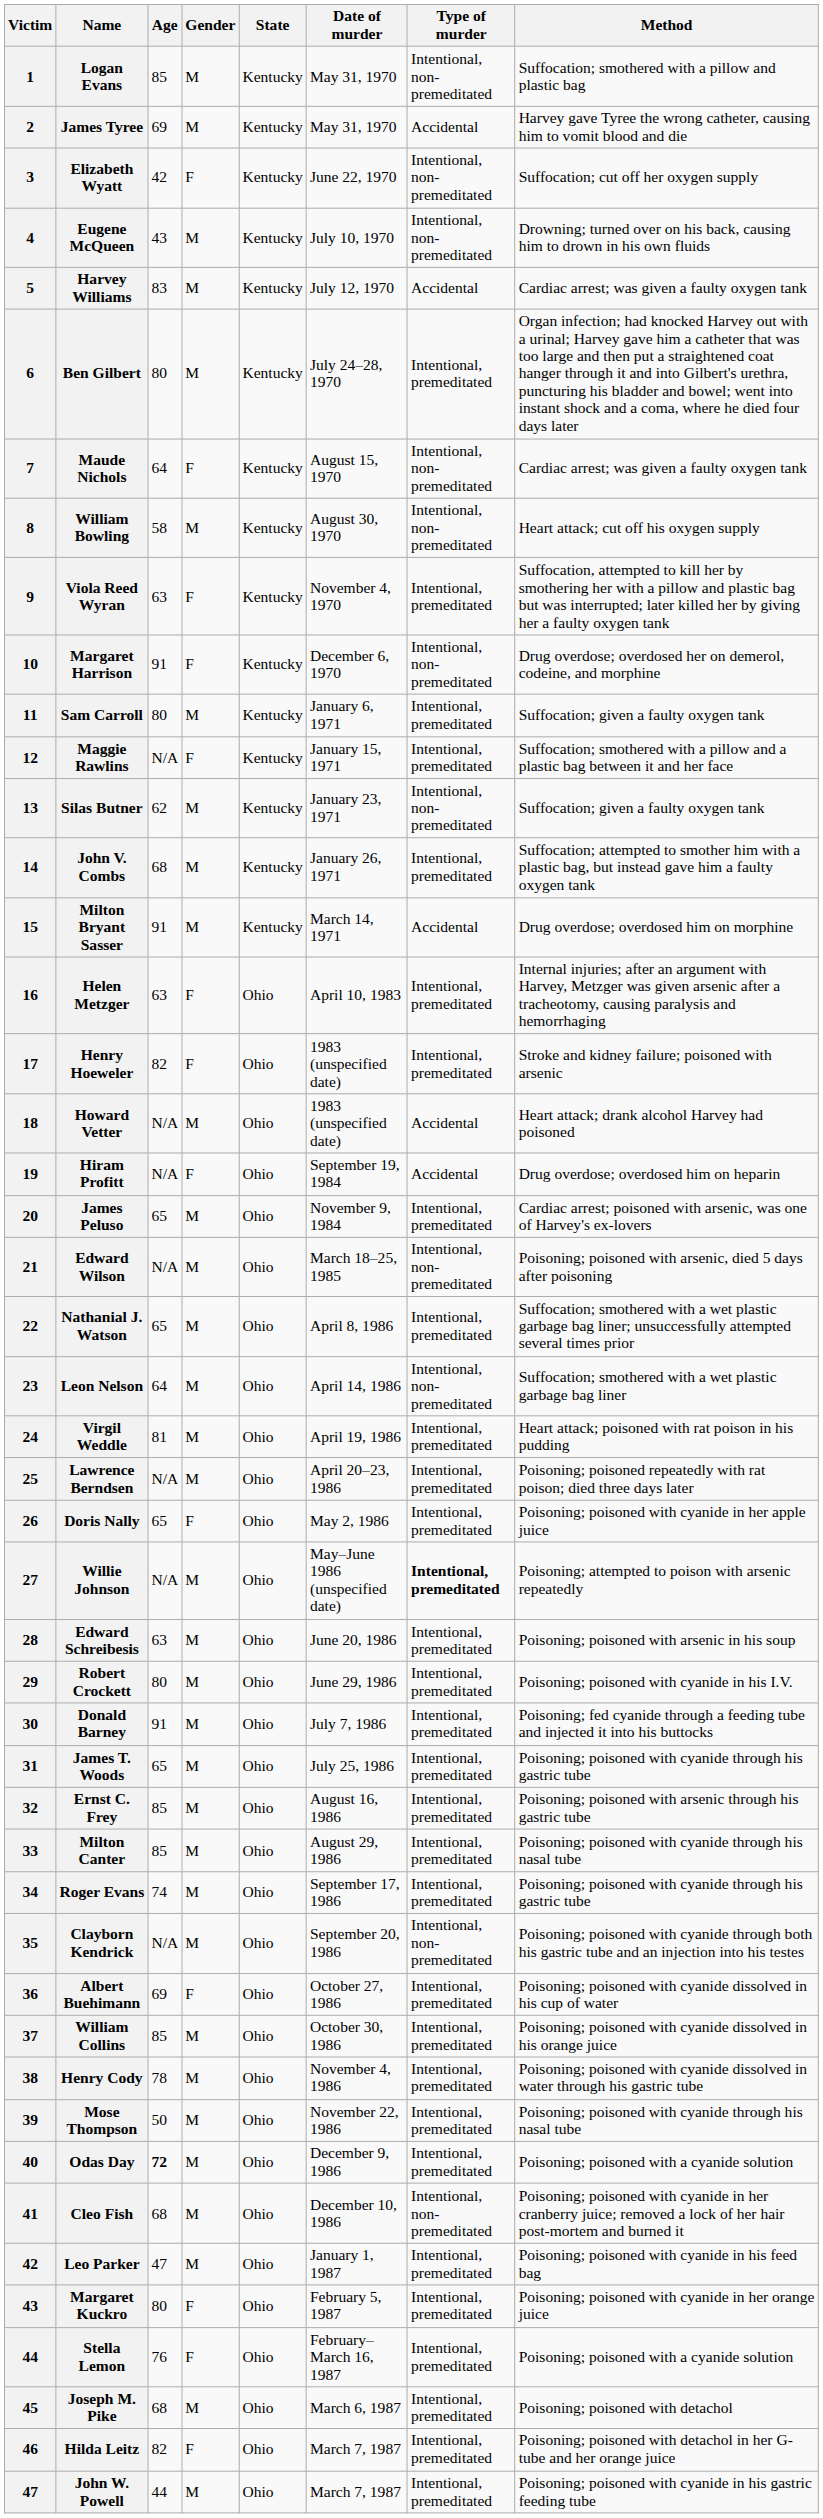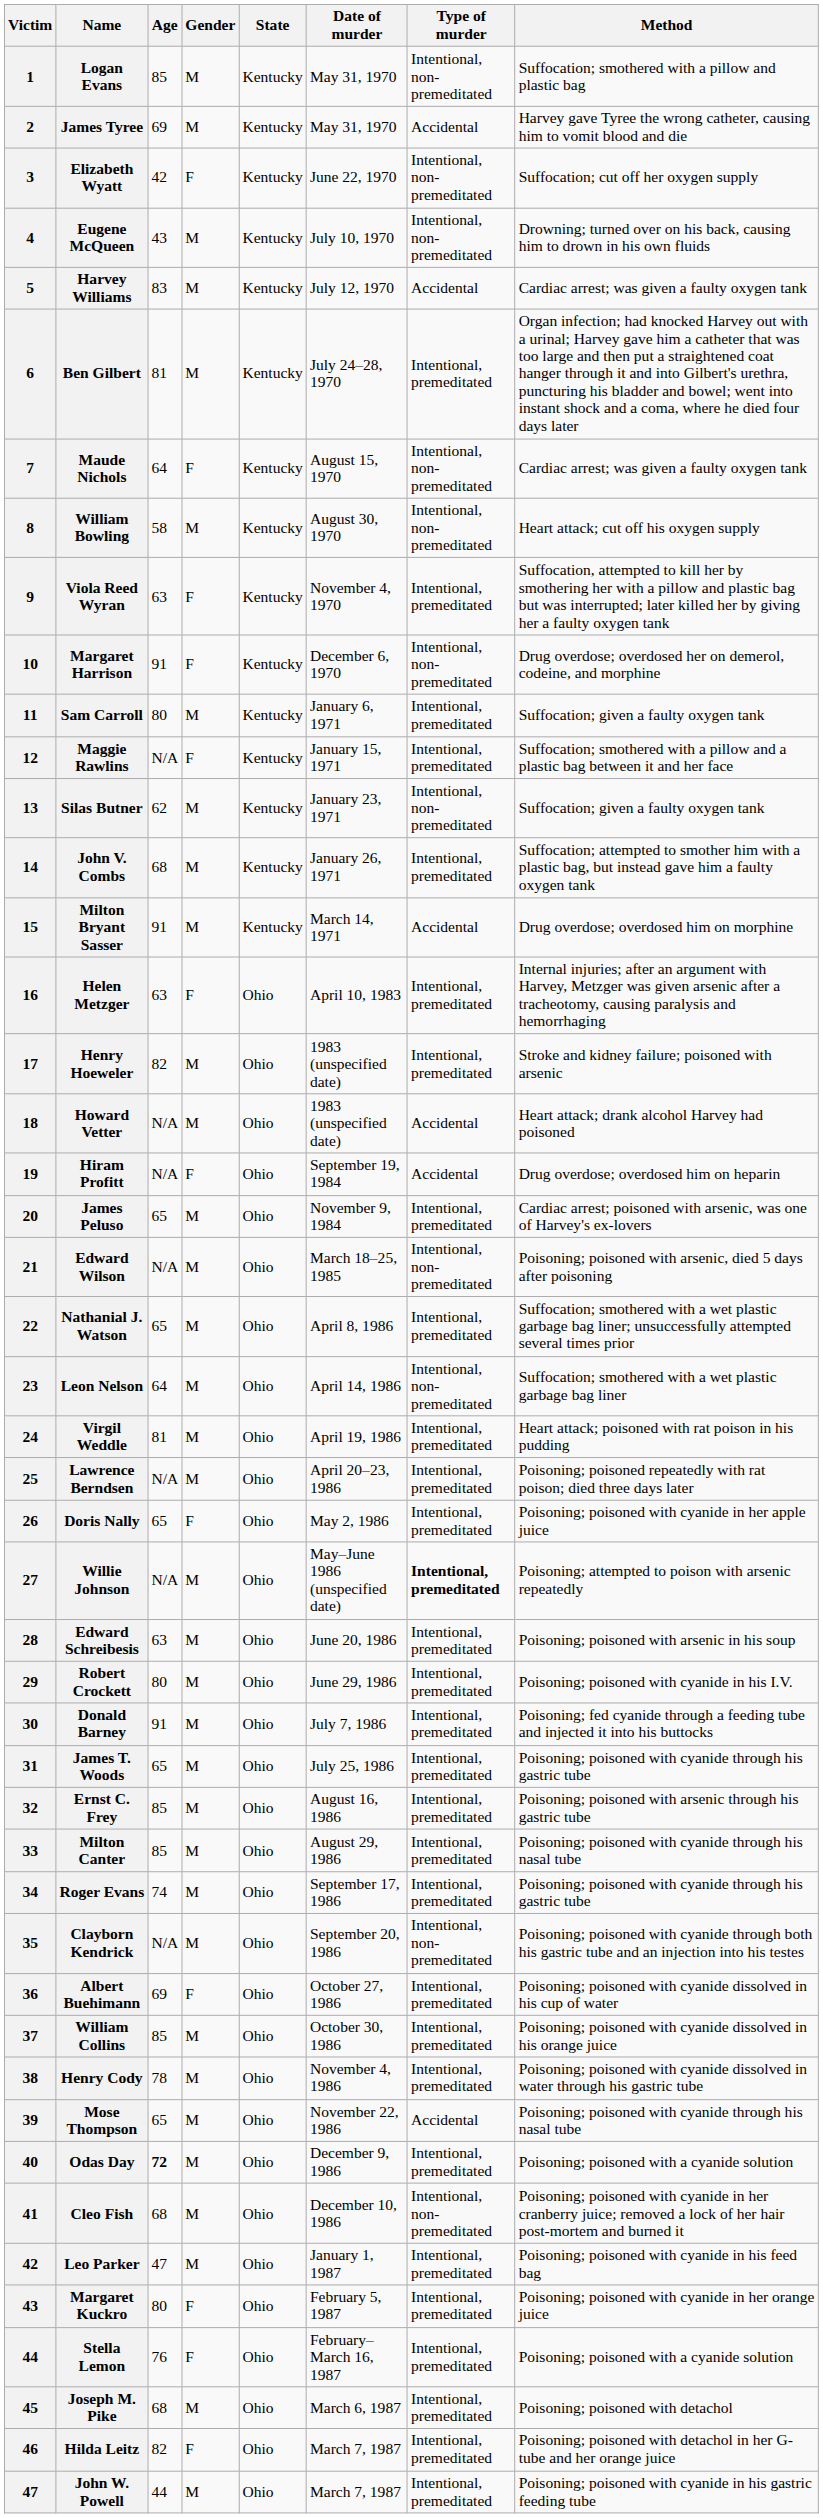(159, 374) 80 -> (159, 374) 81
(190, 1063) F -> (192, 1063) M
(159, 2120) 50 -> (159, 2120) 65
(452, 2120) Intentional, premeditated -> (445, 2120) Accidental
